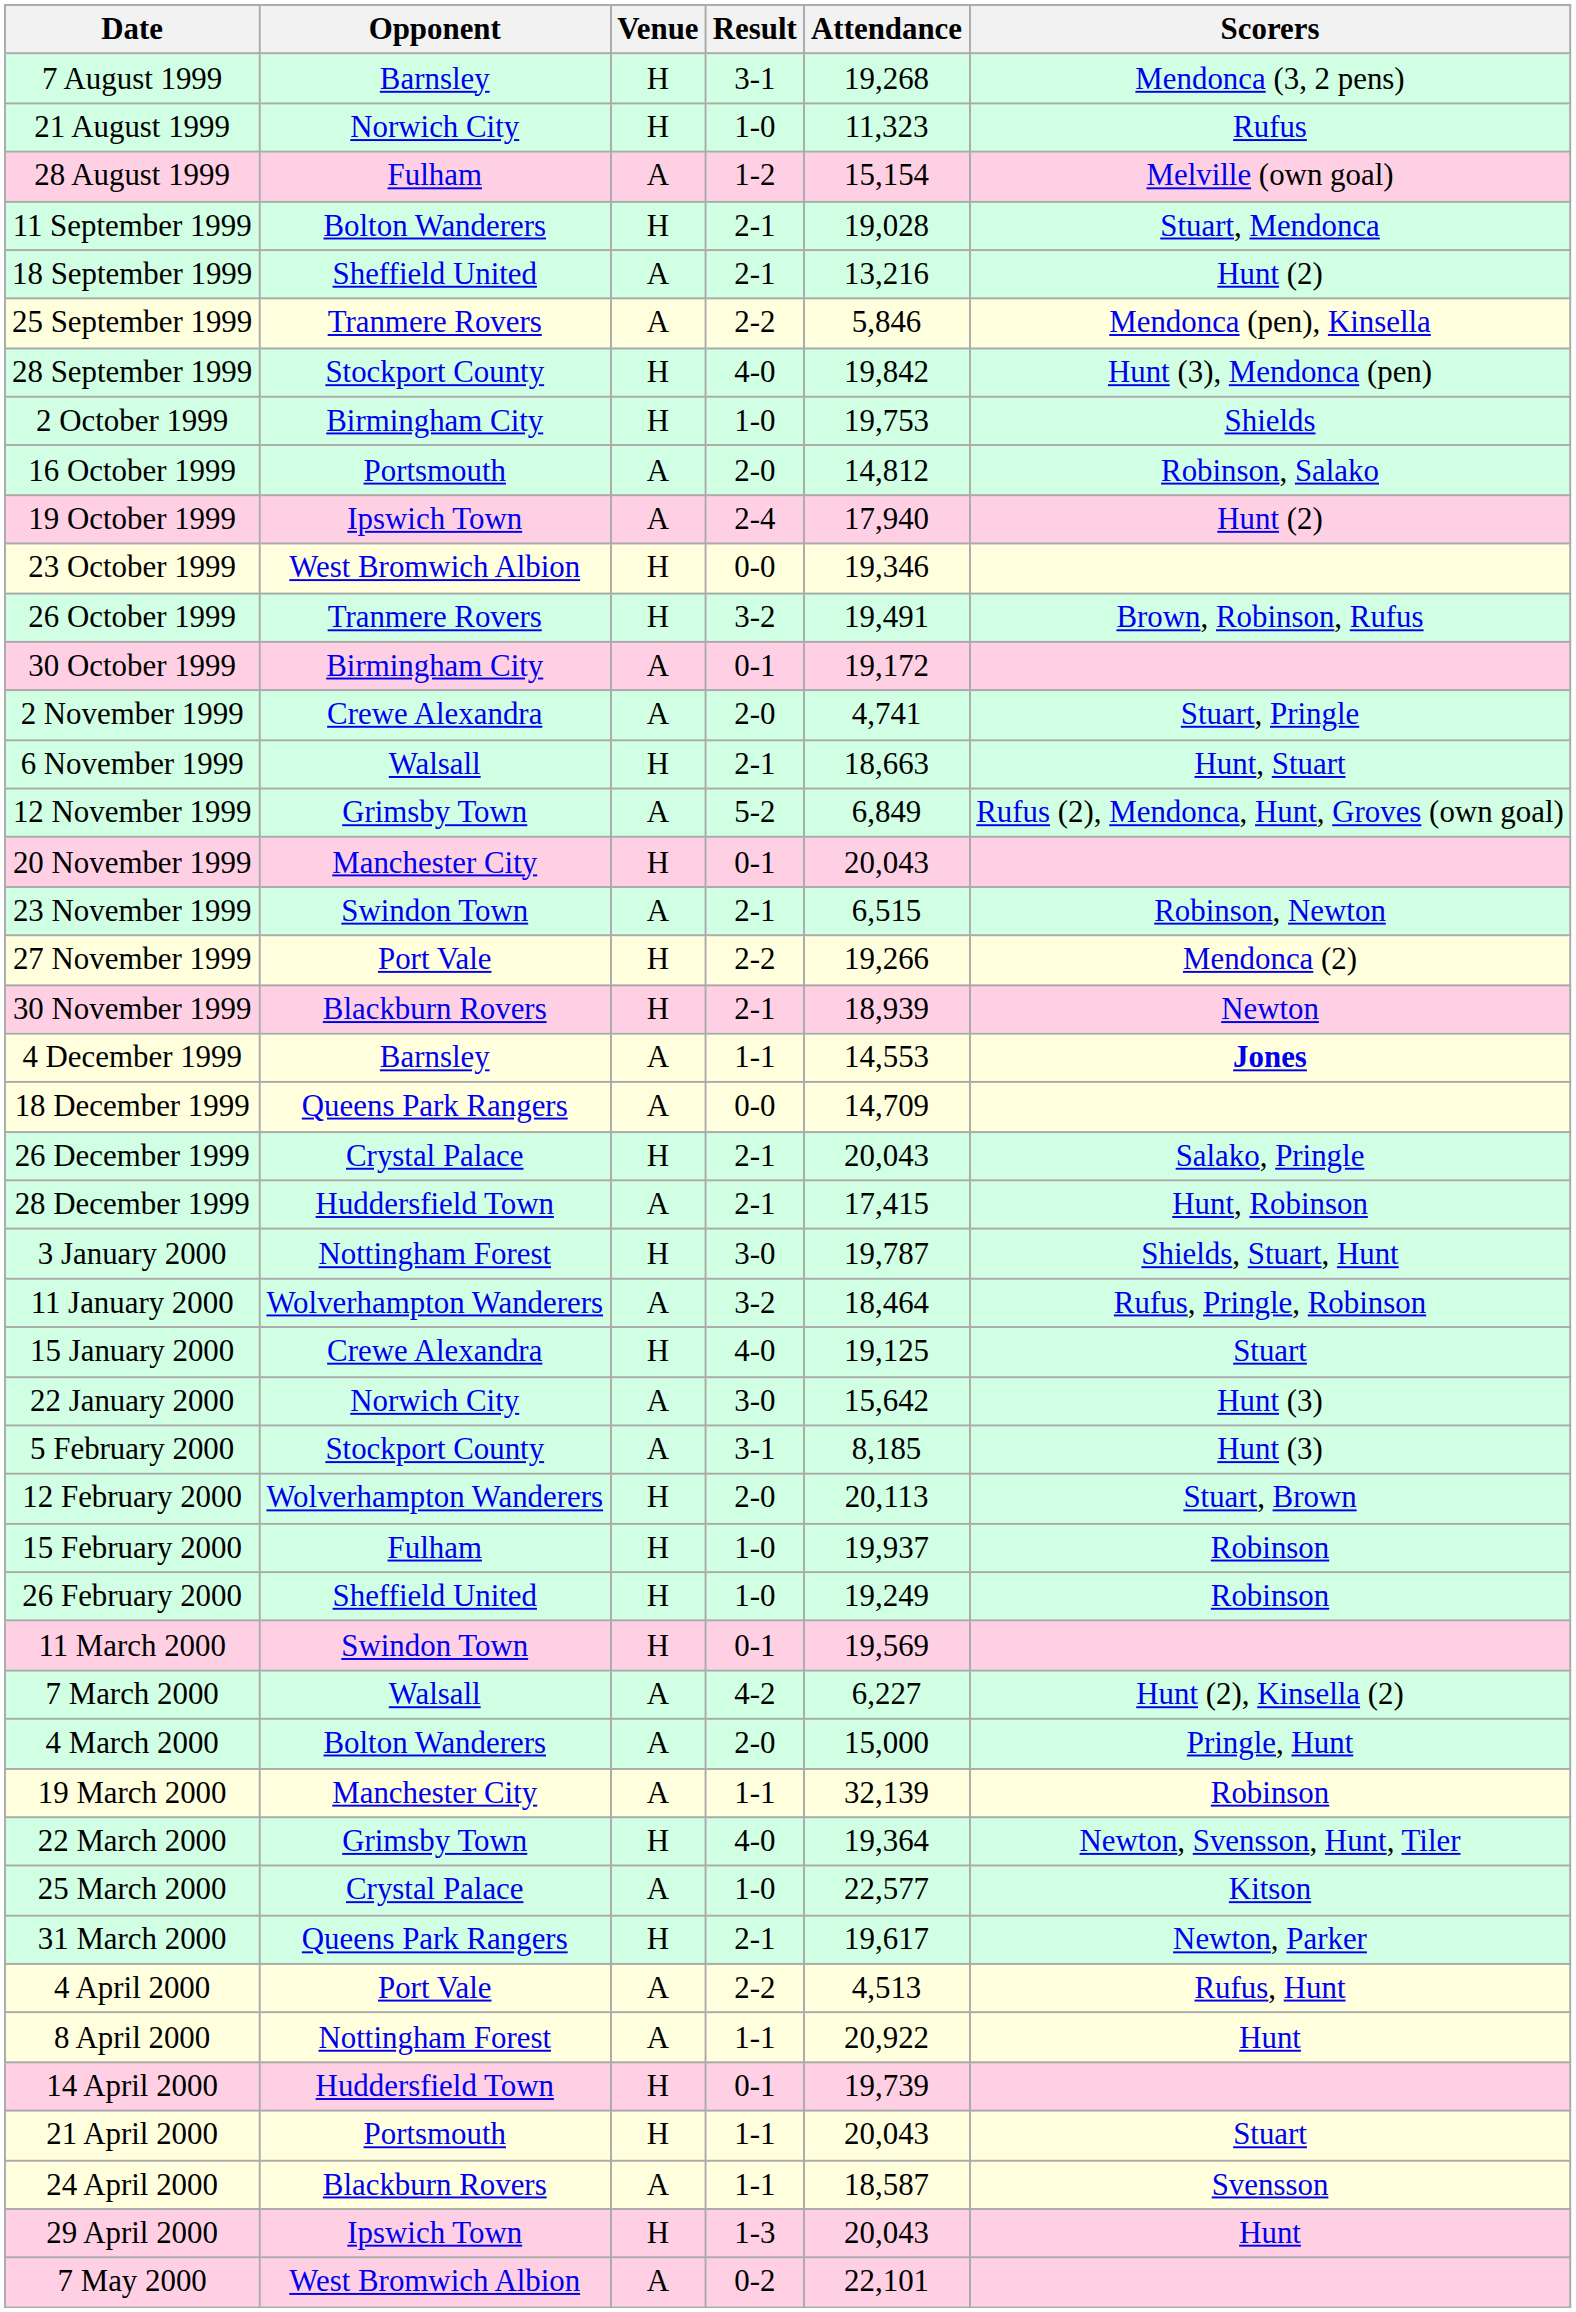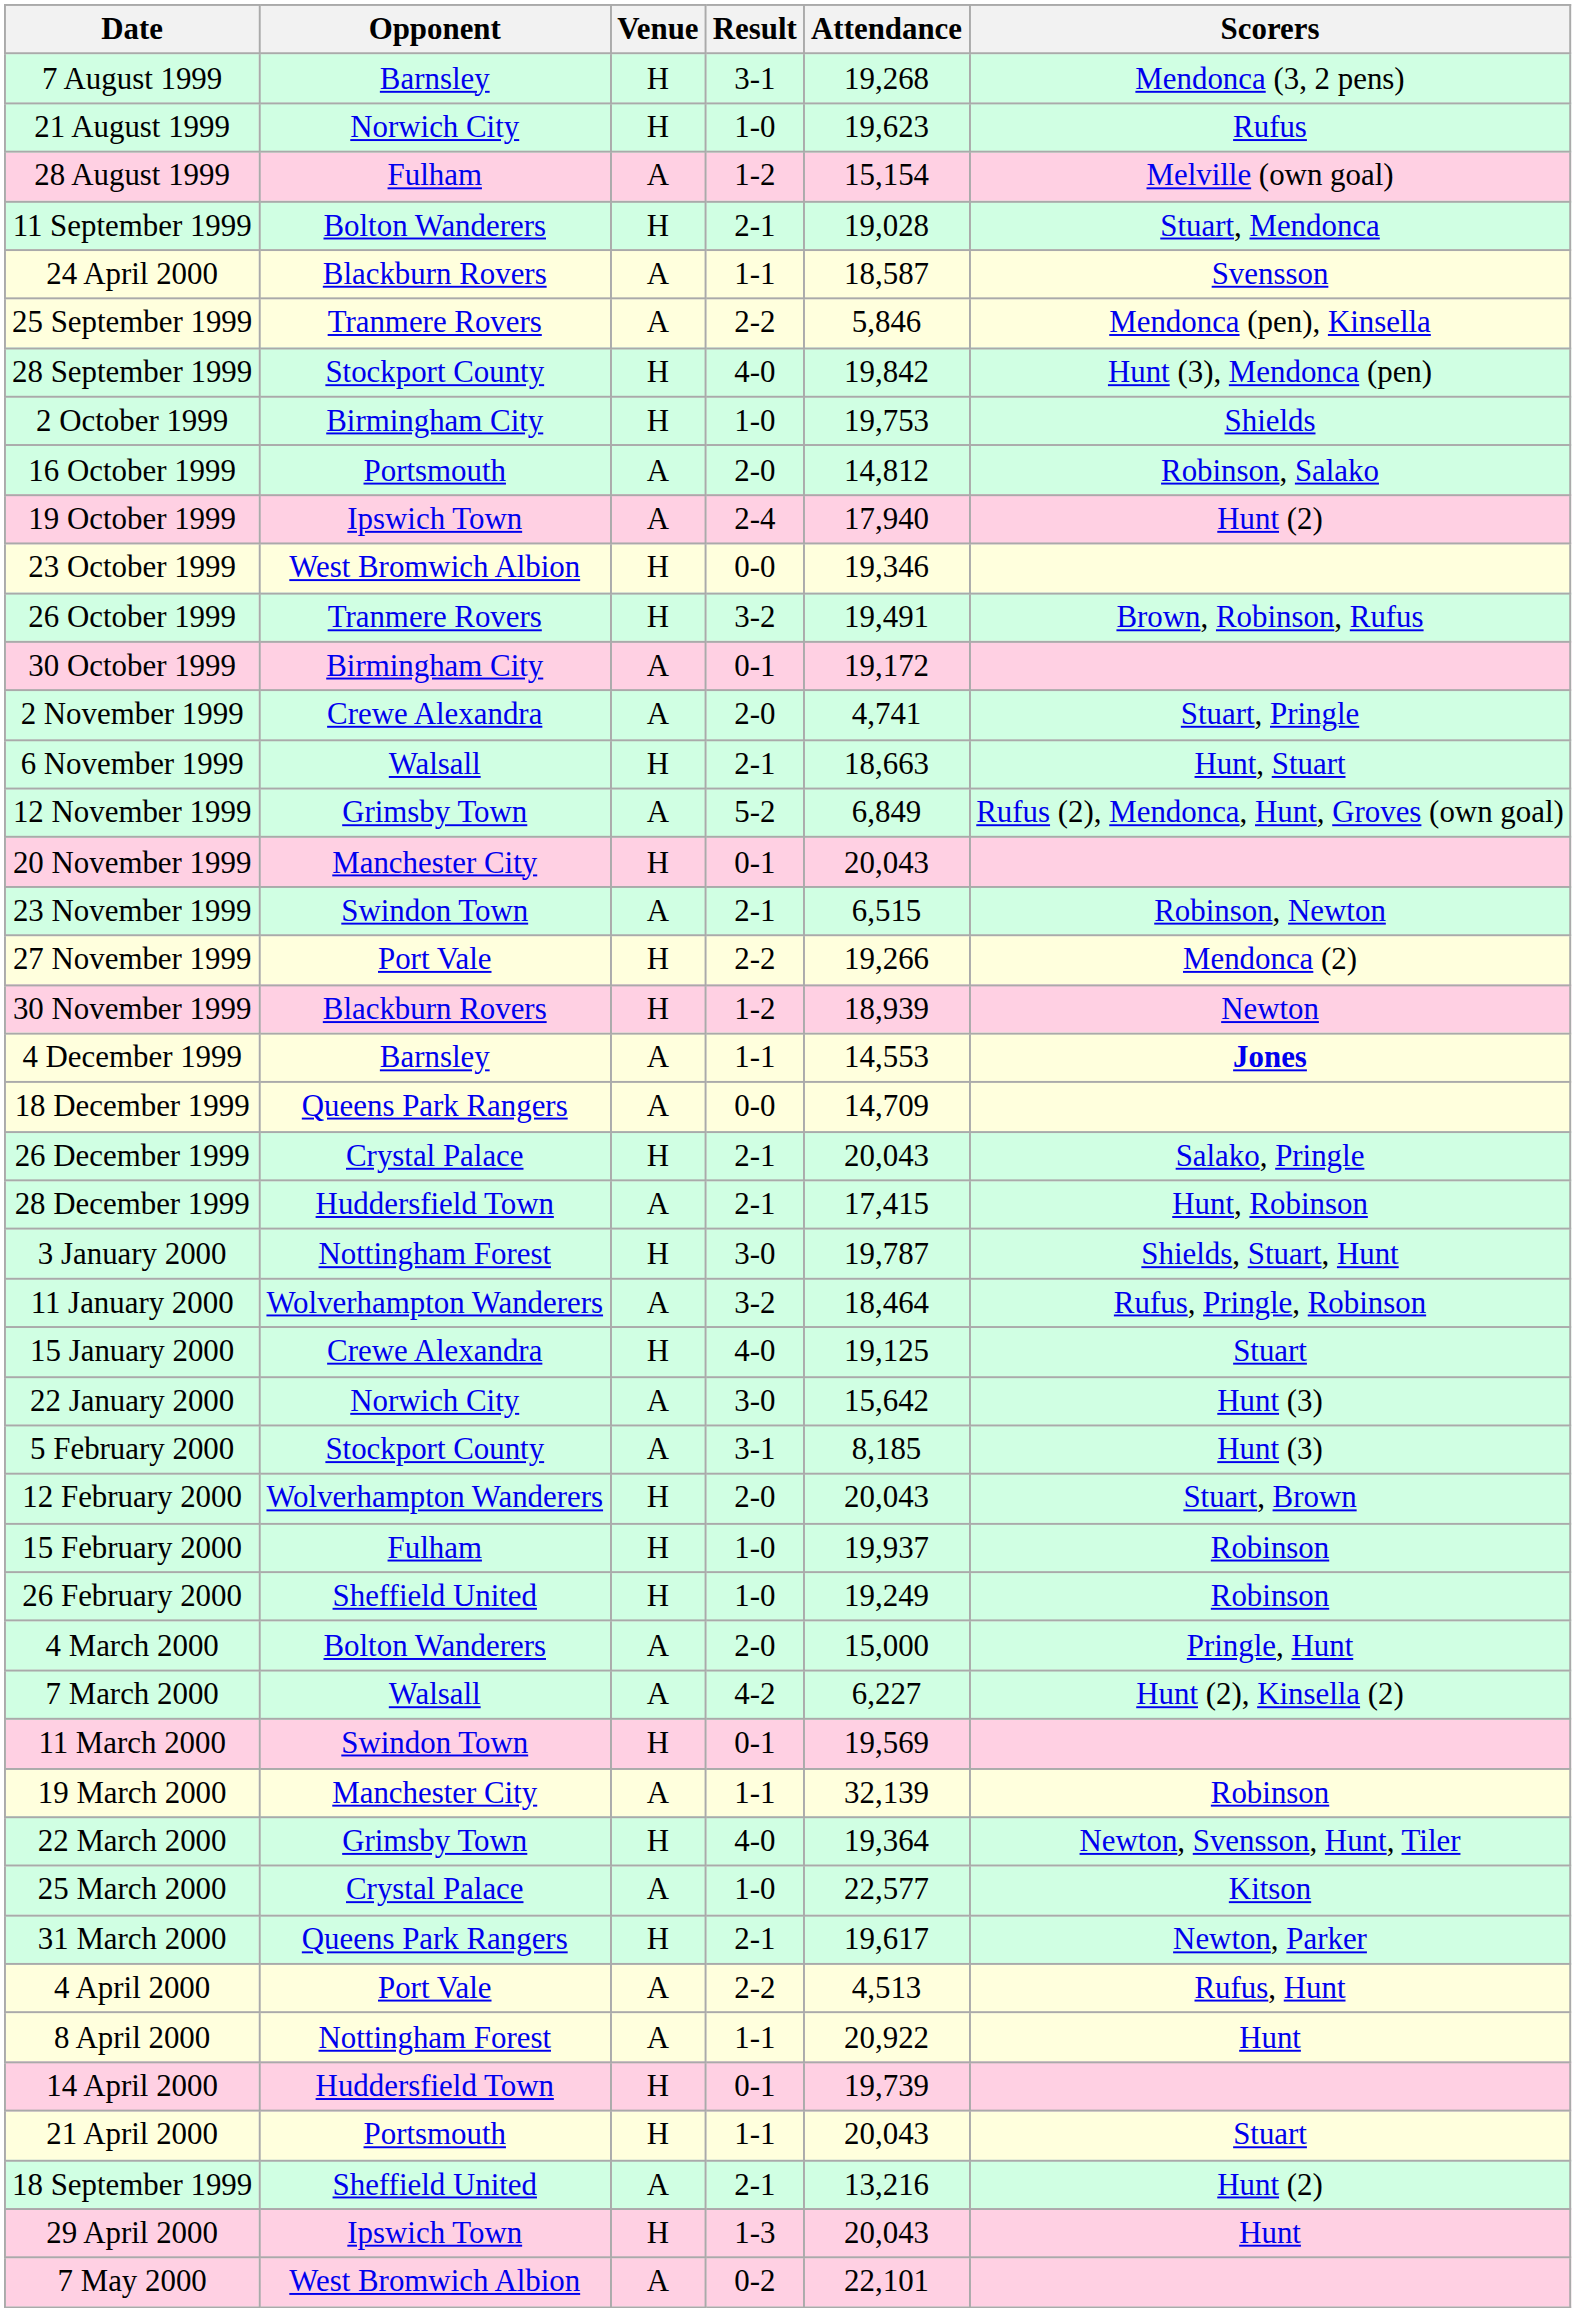(887, 126) 11,323 -> (887, 126) 19,623
rows swapped: (132, 273) <-> (132, 2183)
(755, 1008) 2-1 -> (755, 1008) 1-2
(887, 1498) 20,113 -> (887, 1498) 20,043
rows swapped: (132, 1743) <-> (132, 1645)
